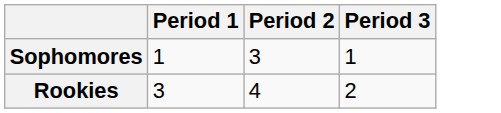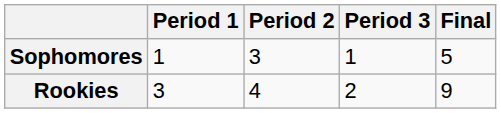+ column: (466, 21)
